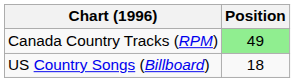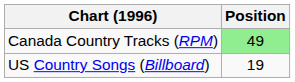(255, 65) 18 -> (255, 65) 19
